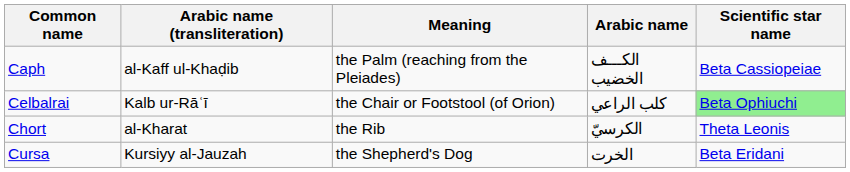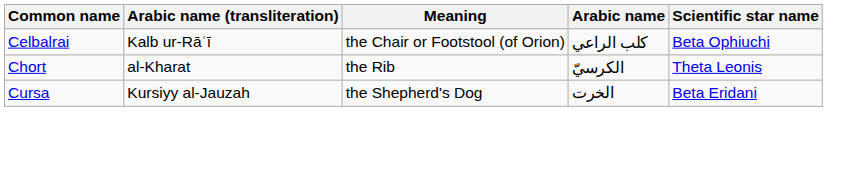- row: (27, 68)
(748, 103) lightgreen background -> (721, 41) no background
